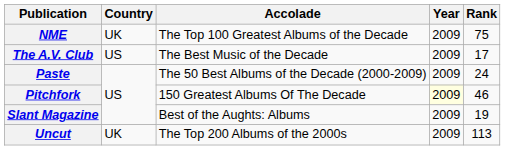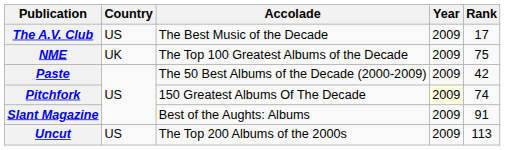rows swapped: (53, 54) <-> (53, 34)
(482, 74) 24 -> (482, 74) 42
(482, 94) 46 -> (482, 94) 74
(482, 114) 19 -> (482, 114) 91
(113, 134) UK -> (113, 134) US
